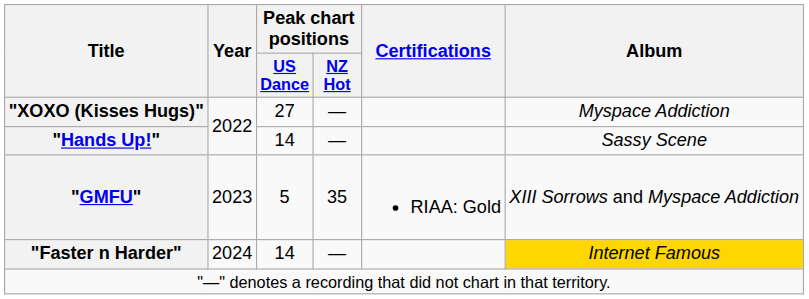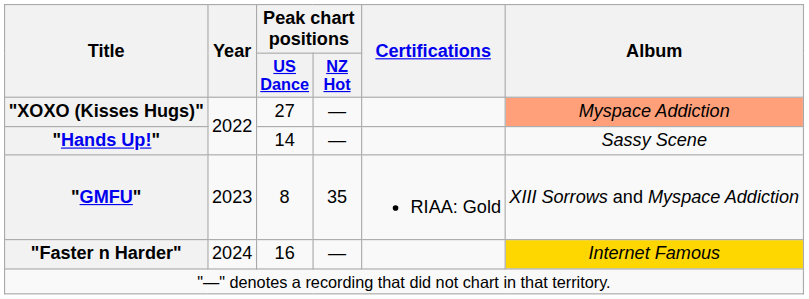(654, 111) no background -> (654, 111) lightsalmon background
(285, 197) 5 -> (285, 197) 8
(285, 254) 14 -> (285, 254) 16
